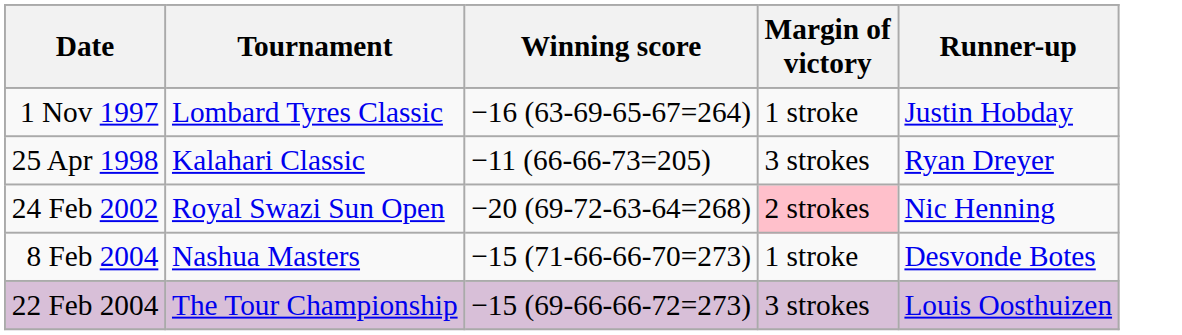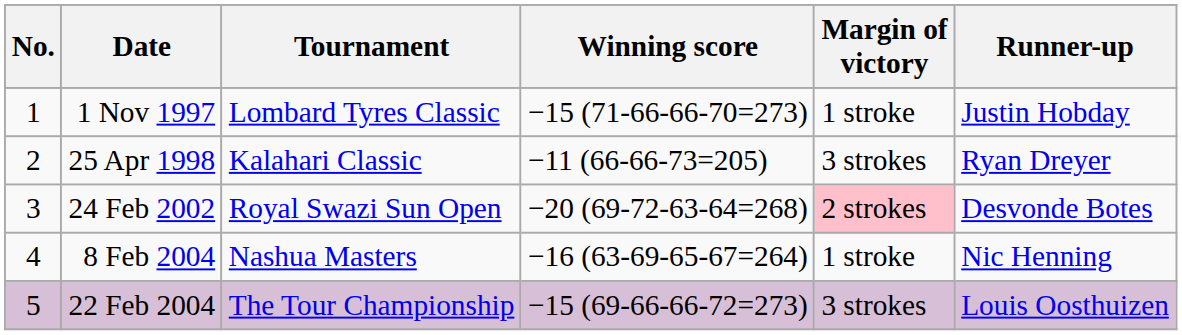+ column: (33, 46)
(611, 111) −16 (63-69-65-67=264) -> (668, 111) −15 (71-66-66-70=273)
(980, 208) Nic Henning -> (1057, 208) Desvonde Botes
(611, 257) −15 (71-66-66-70=273) -> (668, 257) −16 (63-69-65-67=264)
(1000, 257) Desvonde Botes -> (1037, 257) Nic Henning
